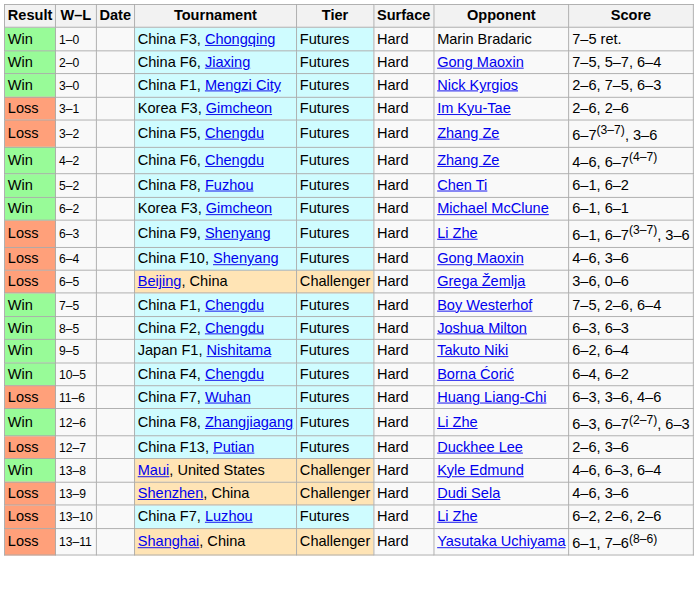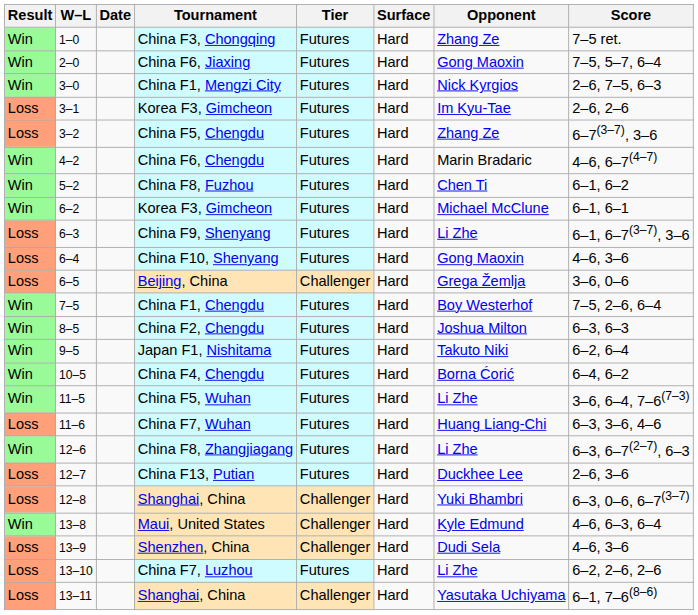(484, 39) Marin Bradaric -> (468, 39) Zhang Ze
(468, 160) Zhang Ze -> (484, 160) Marin Bradaric
+ row: (72, 400)
+ row: (73, 500)
